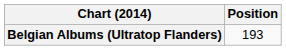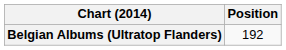(253, 34) 193 -> (253, 34) 192
